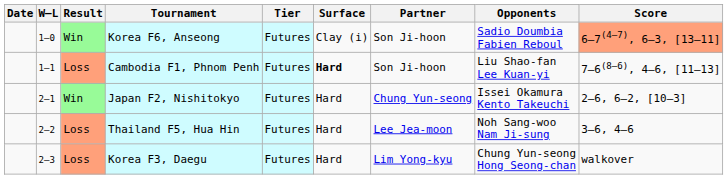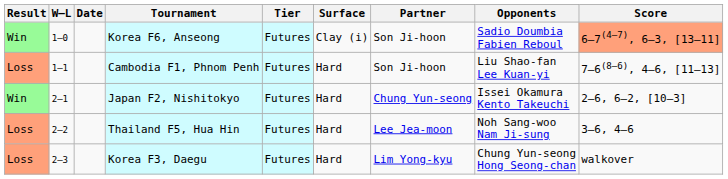columns swapped: (83, 13) <-> (20, 13)
(329, 68) bold -> (329, 68) normal
